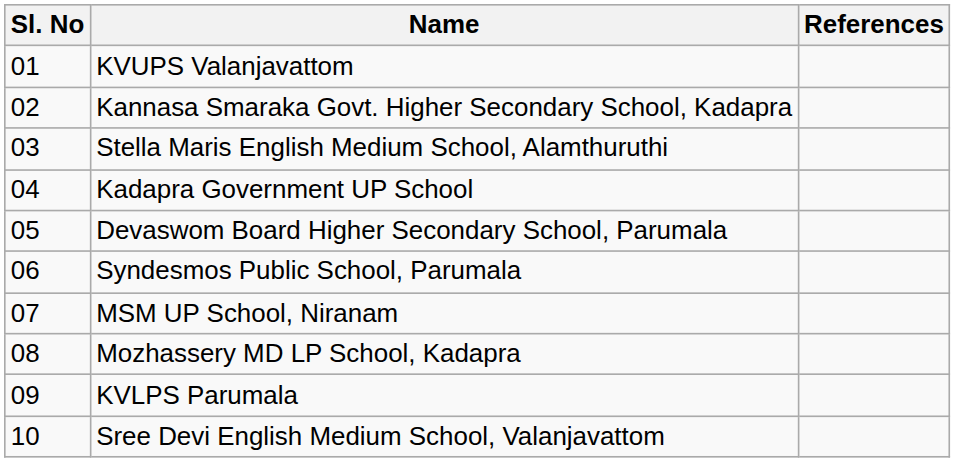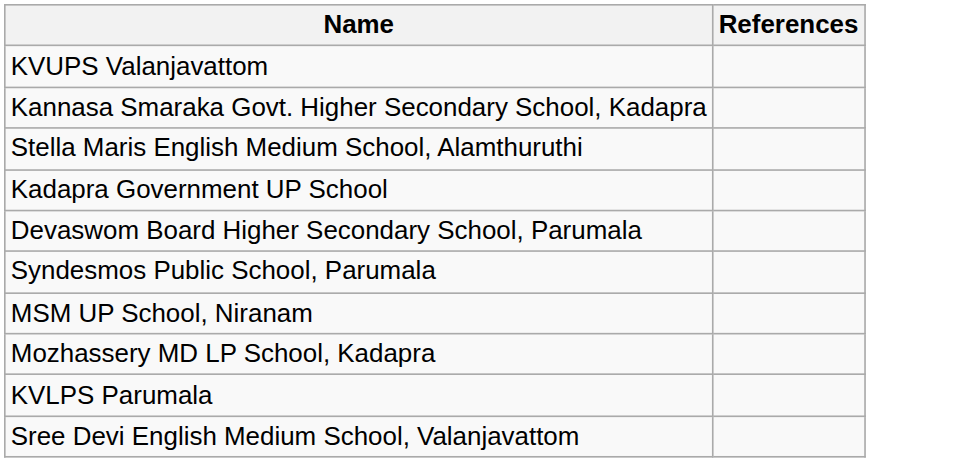- column: (48, 25)
